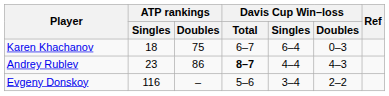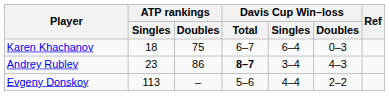(291, 64) 4–4 -> (291, 64) 3–4
(151, 82) 116 -> (151, 82) 113
(291, 82) 3–4 -> (291, 82) 4–4
